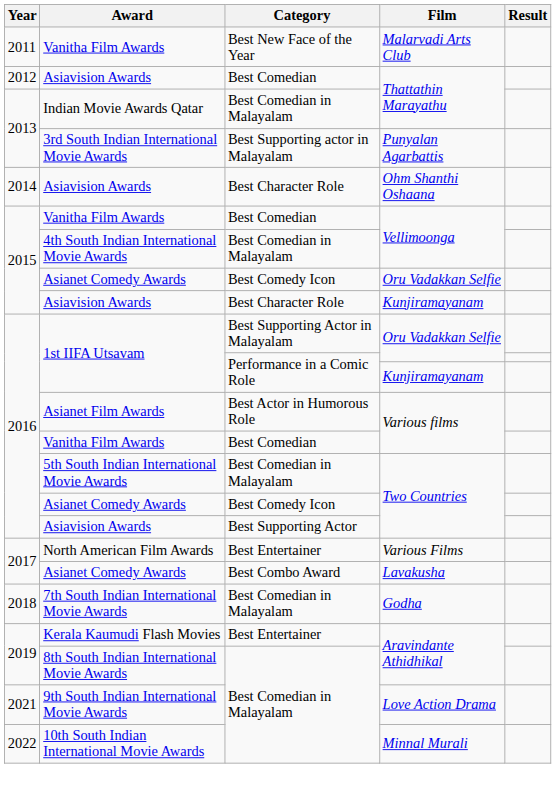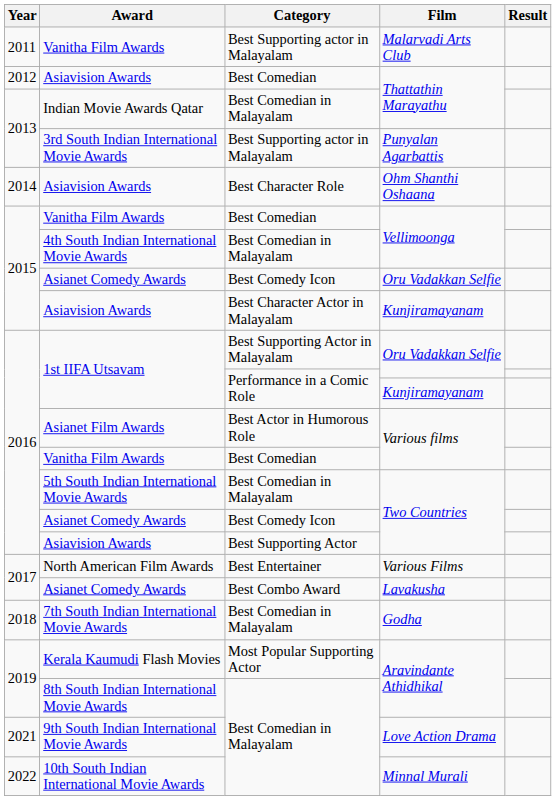(290, 46) Best New Face of the Year -> (298, 46) Best Supporting actor in Malayalam
(286, 302) Best Character Role -> (296, 310) Best Character Actor in Malayalam
(275, 634) Best Entertainer -> (301, 658) Most Popular Supporting Actor
